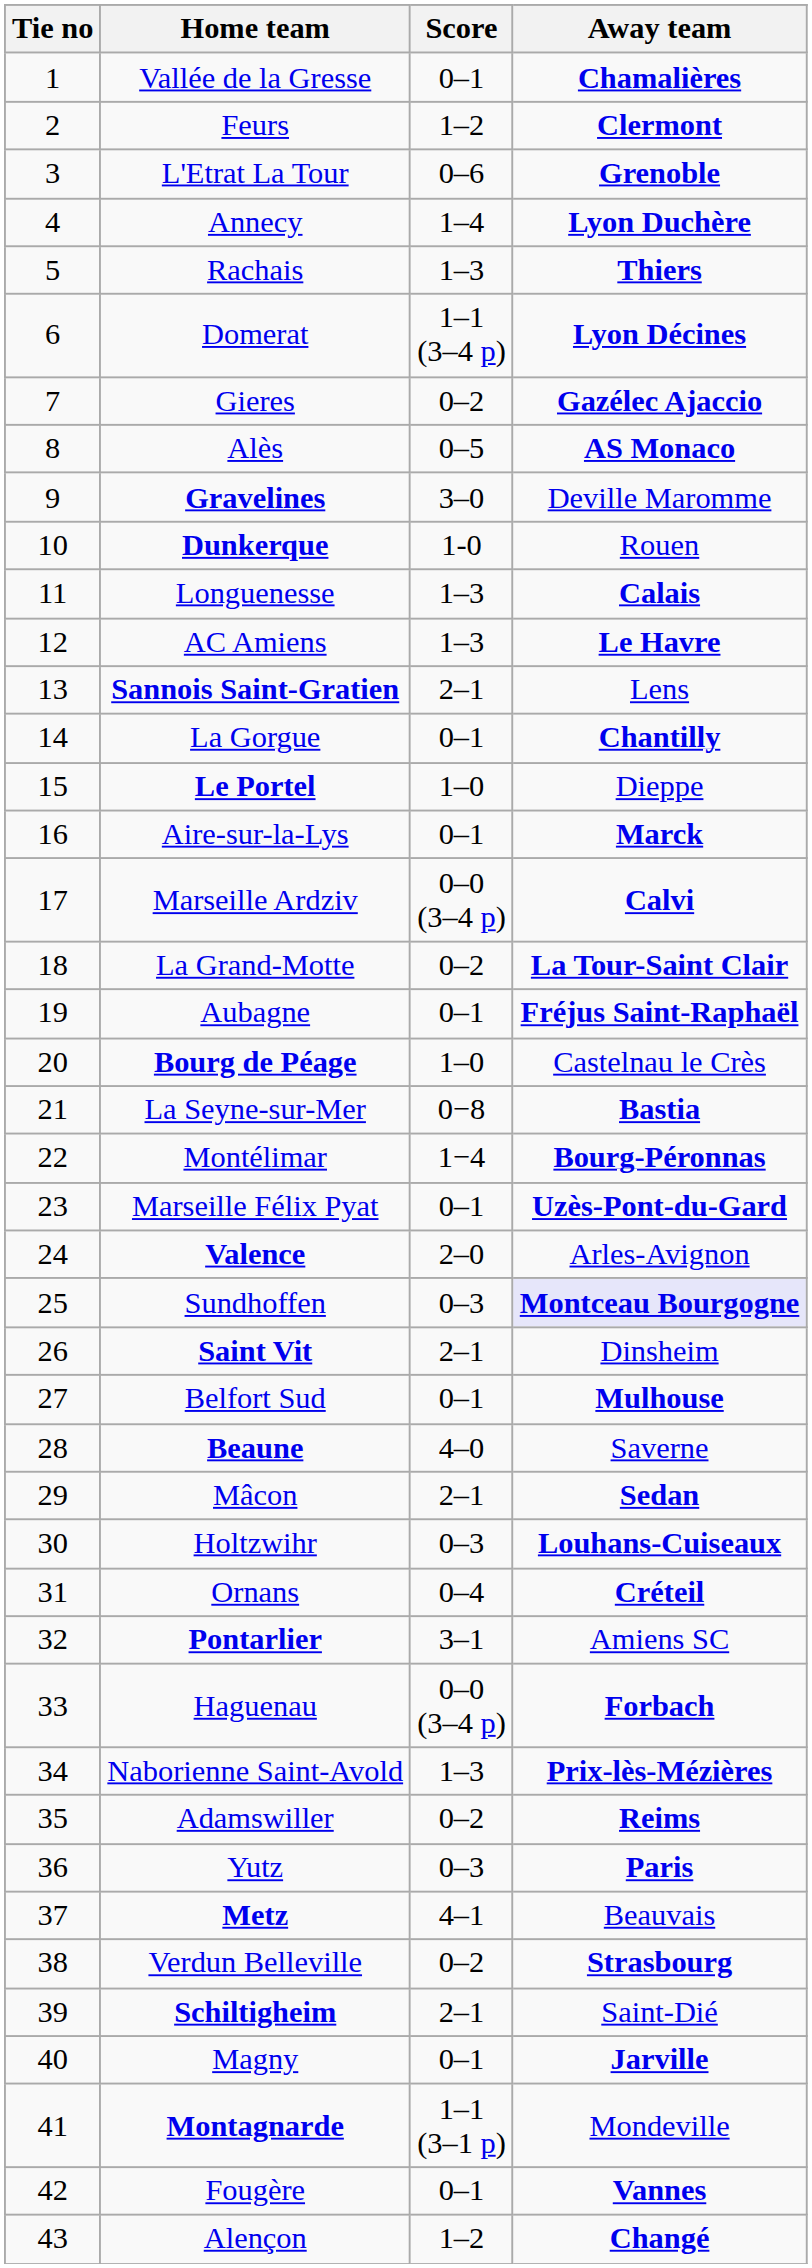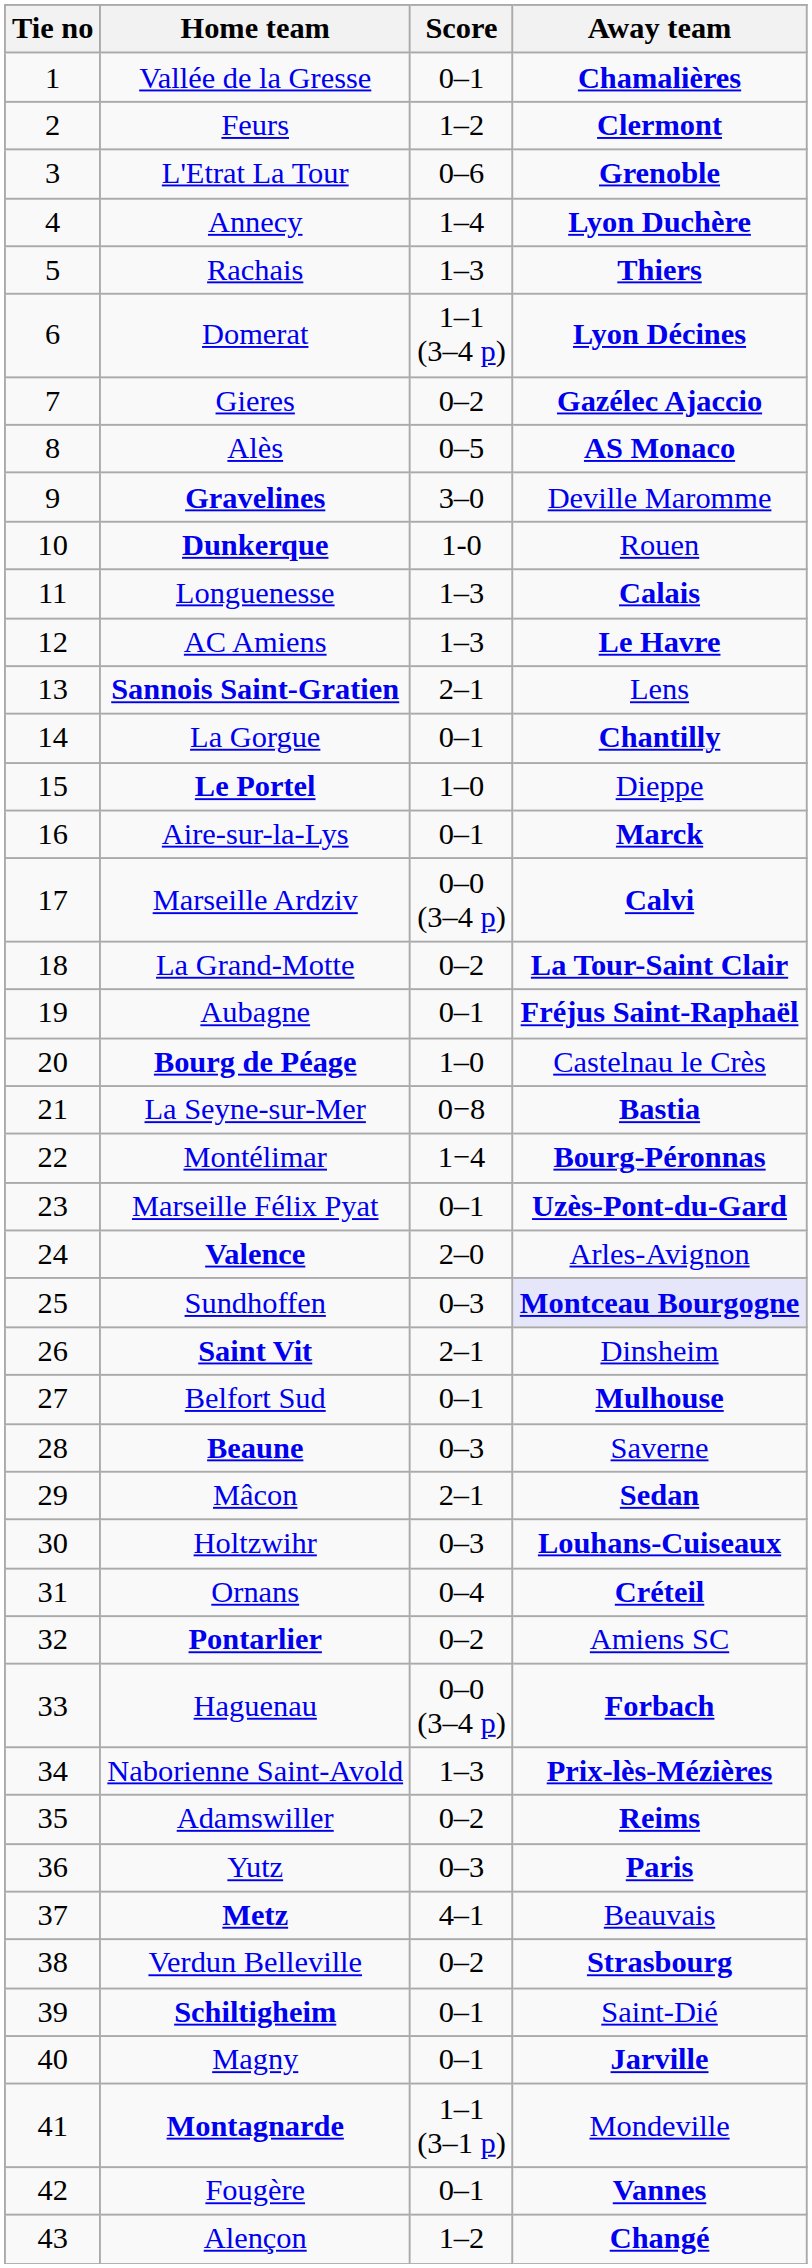(461, 1446) 4–0 -> (461, 1446) 0–3
(461, 1639) 3–1 -> (461, 1639) 0–2
(461, 2011) 2–1 -> (461, 2011) 0–1
